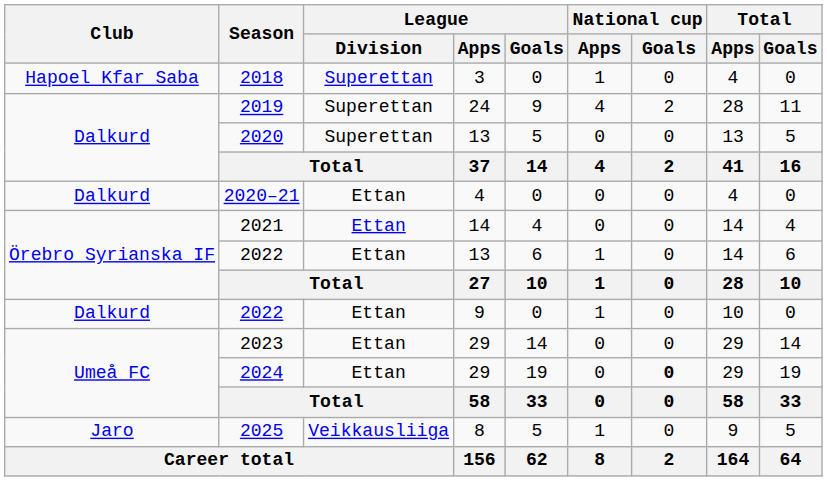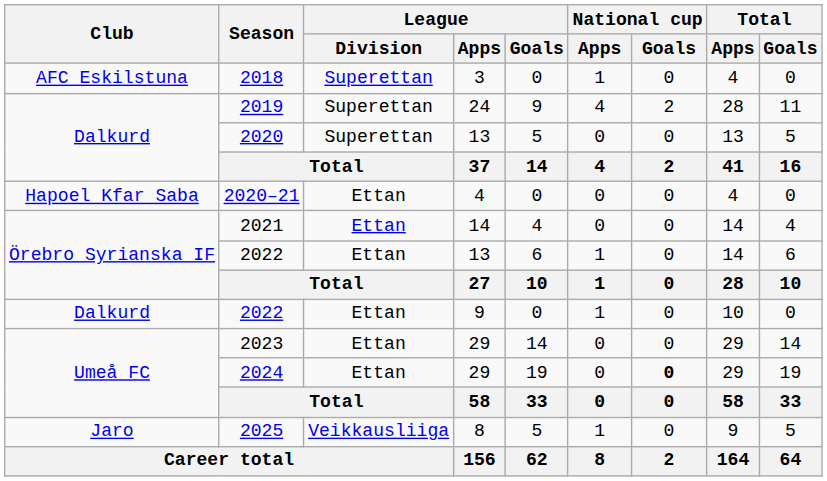(112, 78) Hapoel Kfar Saba -> (112, 78) AFC Eskilstuna
(112, 196) Dalkurd -> (112, 196) Hapoel Kfar Saba
